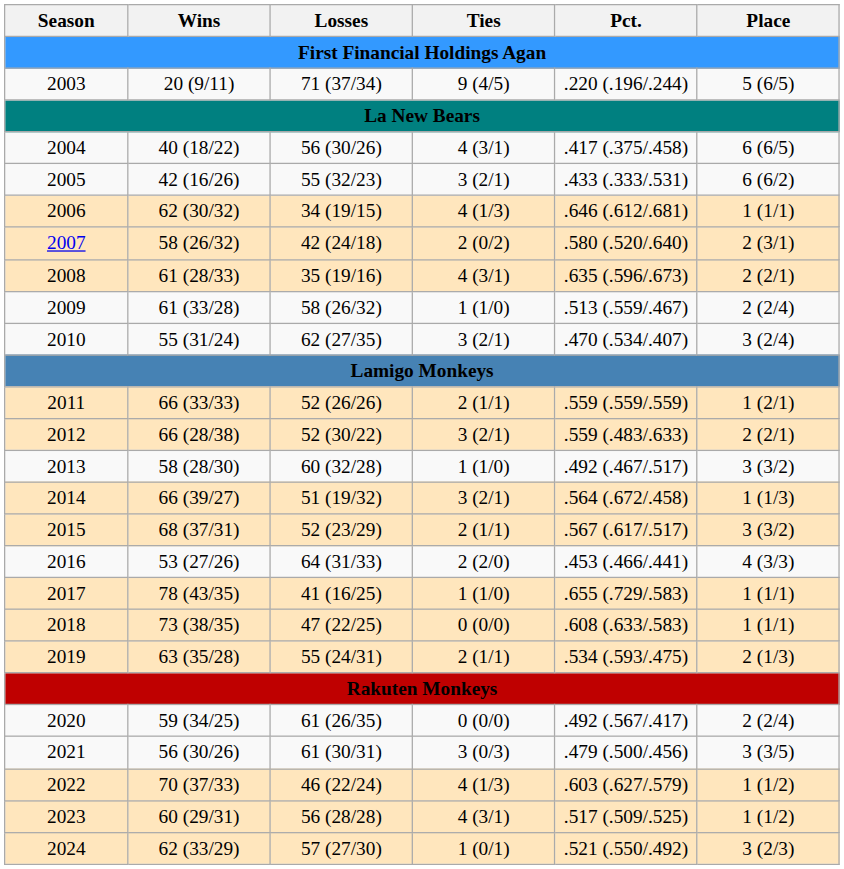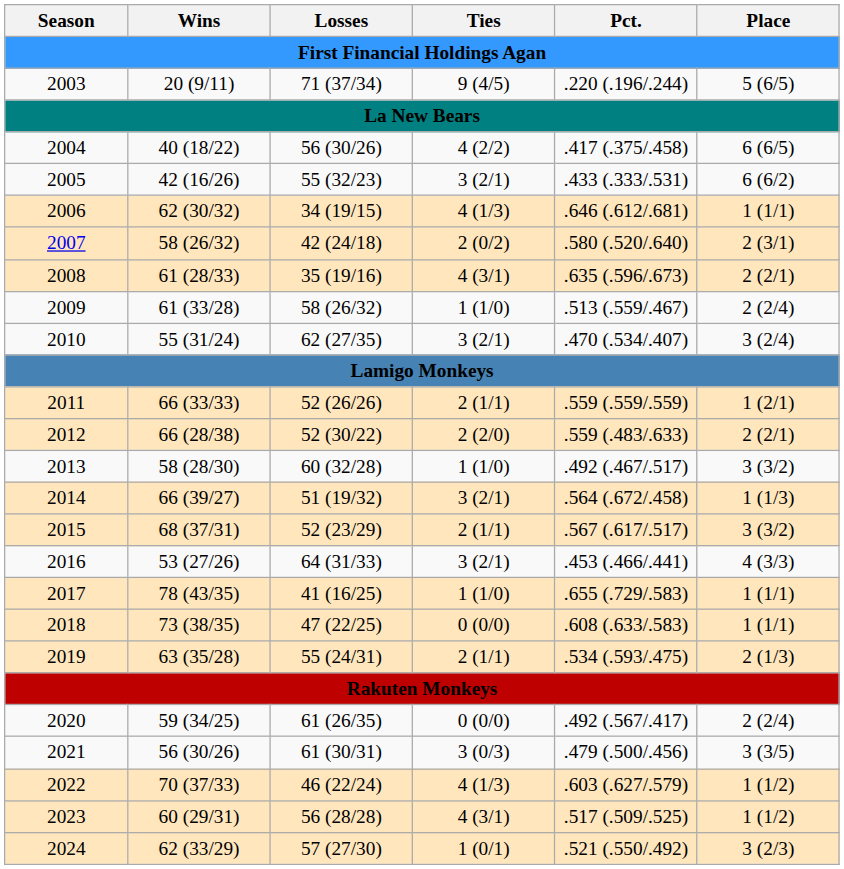(484, 147) 4 (3/1) -> (484, 147) 4 (2/2)
(484, 434) 3 (2/1) -> (484, 434) 2 (2/0)
(484, 561) 2 (2/0) -> (484, 561) 3 (2/1)
